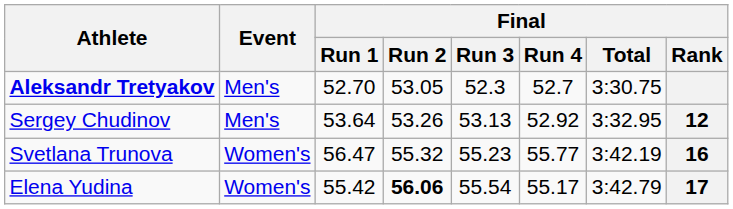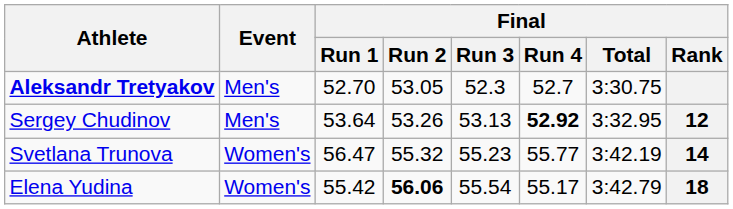(553, 120) normal -> (553, 120) bold
(697, 154) 16 -> (697, 154) 14
(697, 187) 17 -> (697, 187) 18
